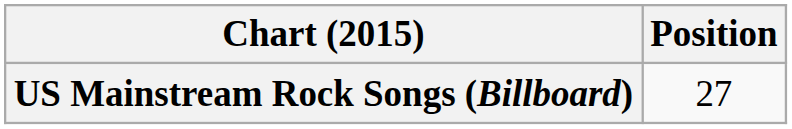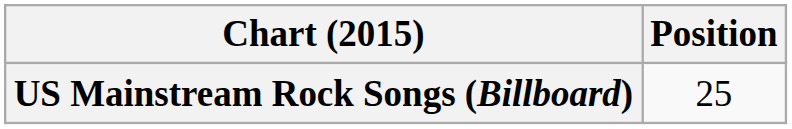(714, 92) 27 -> (714, 92) 25
